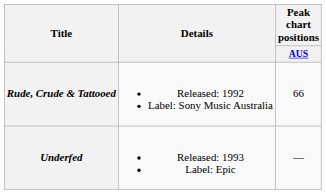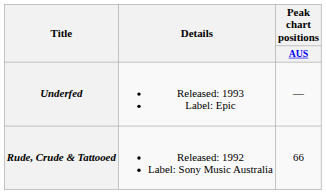rows swapped: (61, 94) <-> (61, 157)
